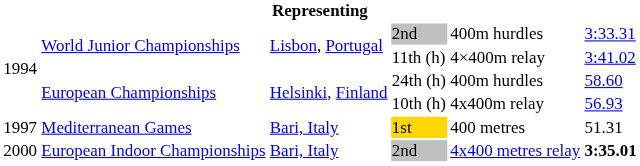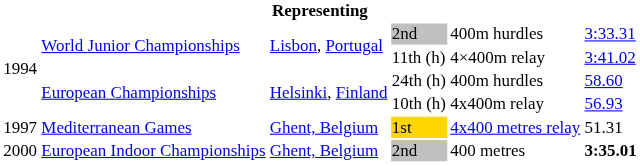(304, 127) Bari, Italy -> (324, 127) Ghent, Belgium
(488, 127) 400 metres -> (515, 127) 4x400 metres relay
(304, 150) Bari, Italy -> (324, 150) Ghent, Belgium
(515, 150) 4x400 metres relay -> (488, 150) 400 metres
